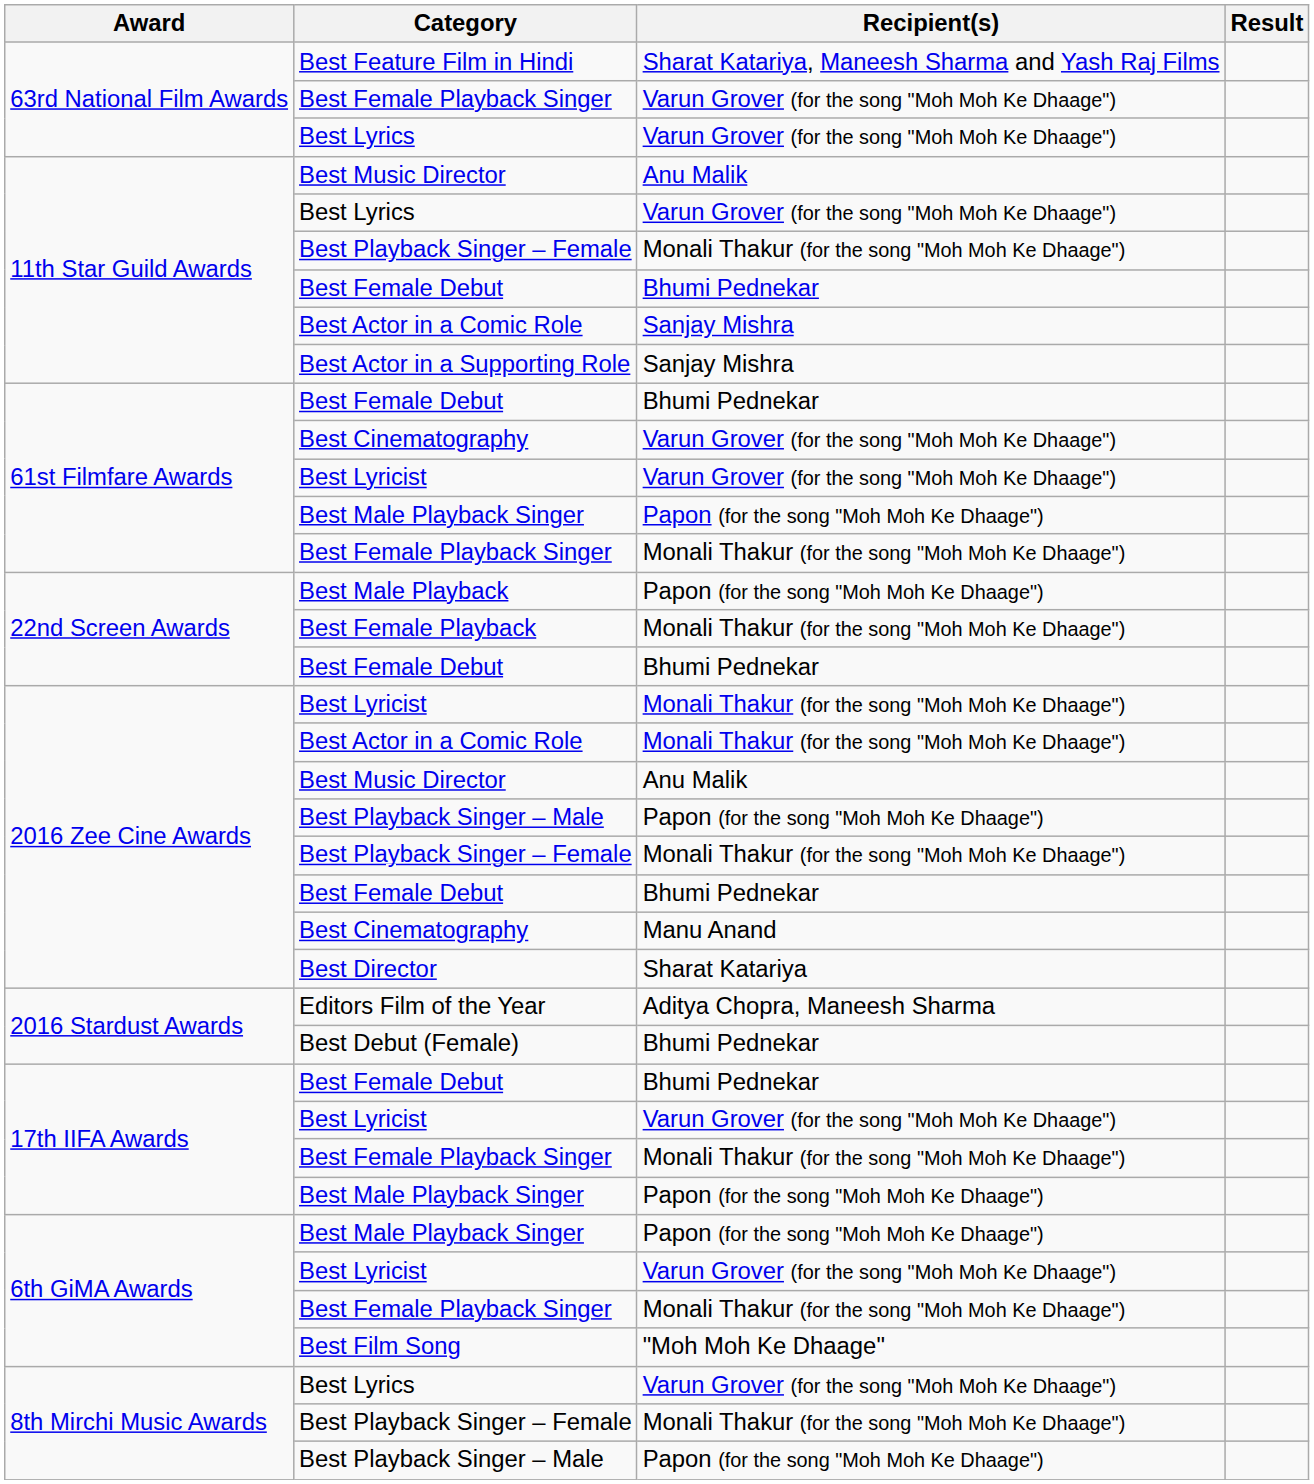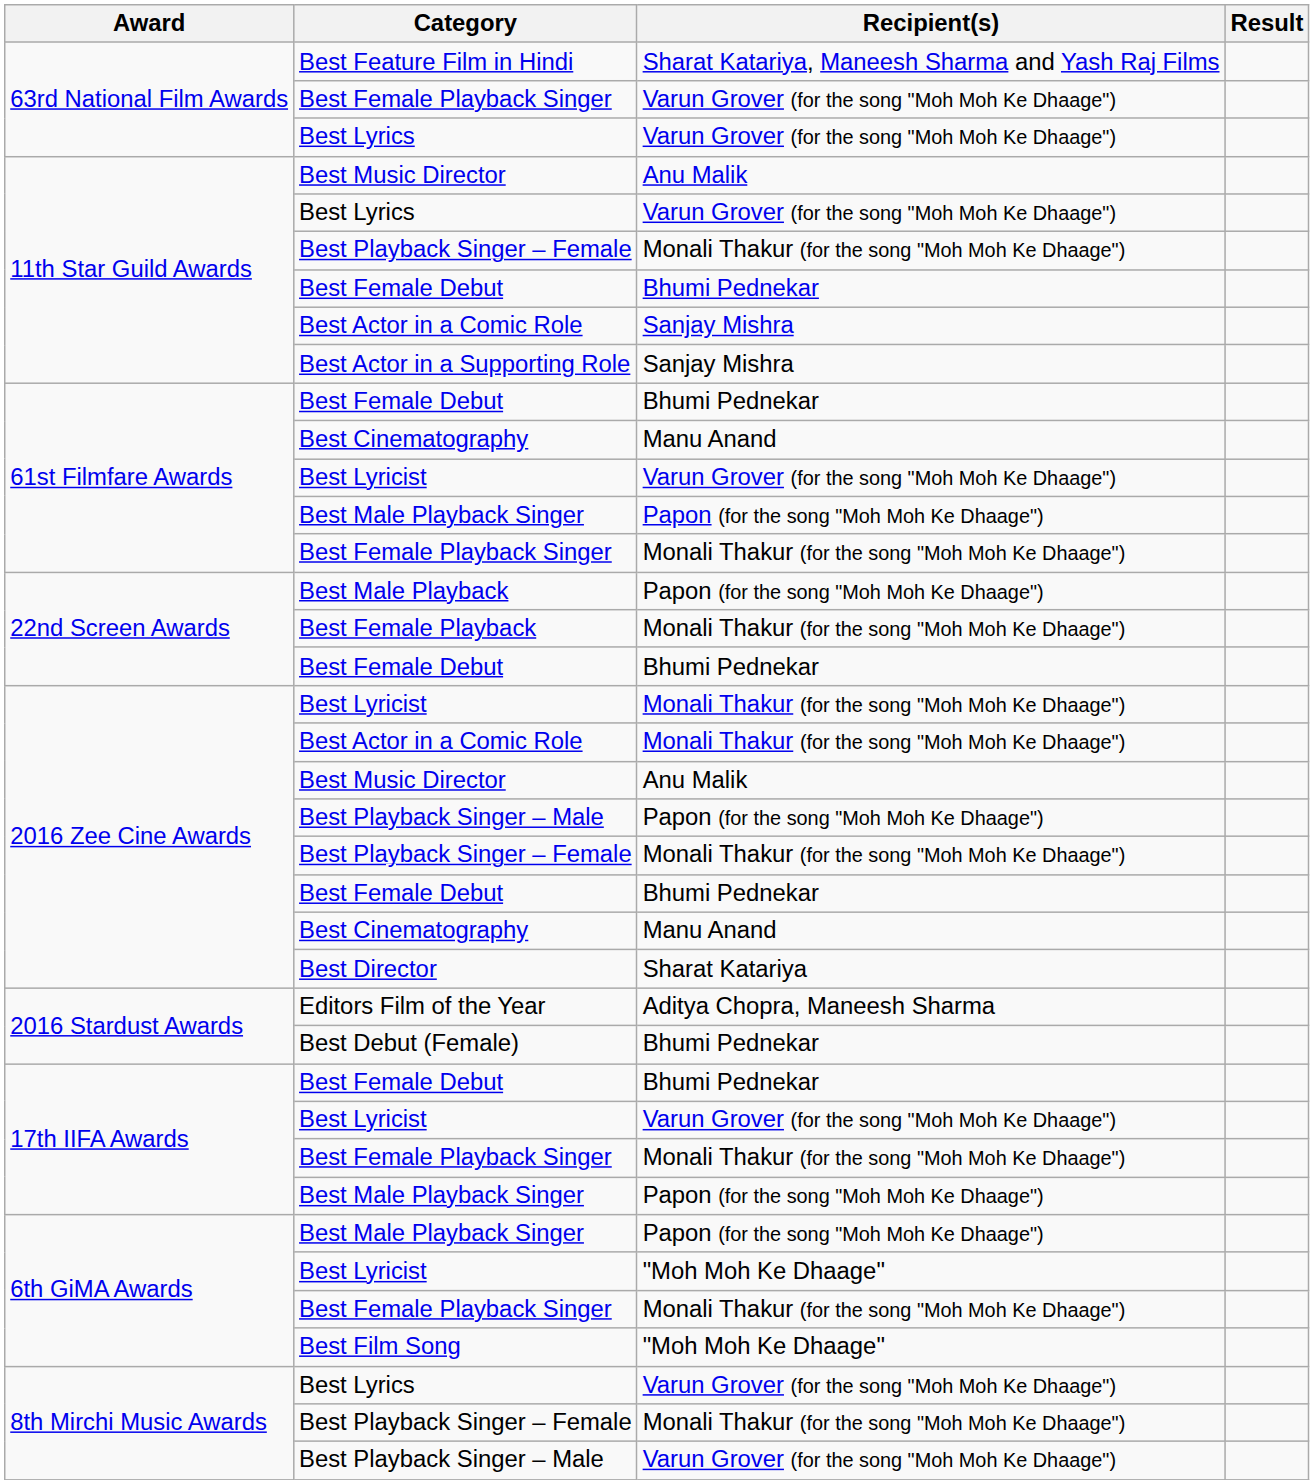(879, 439) Varun Grover (for the song "Moh Moh Ke Dhaage") -> (710, 439) Manu Anand
(879, 1271) Varun Grover (for the song "Moh Moh Ke Dhaage") -> (764, 1271) "Moh Moh Ke Dhaage"
(843, 1460) Papon (for the song "Moh Moh Ke Dhaage") -> (879, 1460) Varun Grover (for the song "Moh Moh Ke Dhaage")
